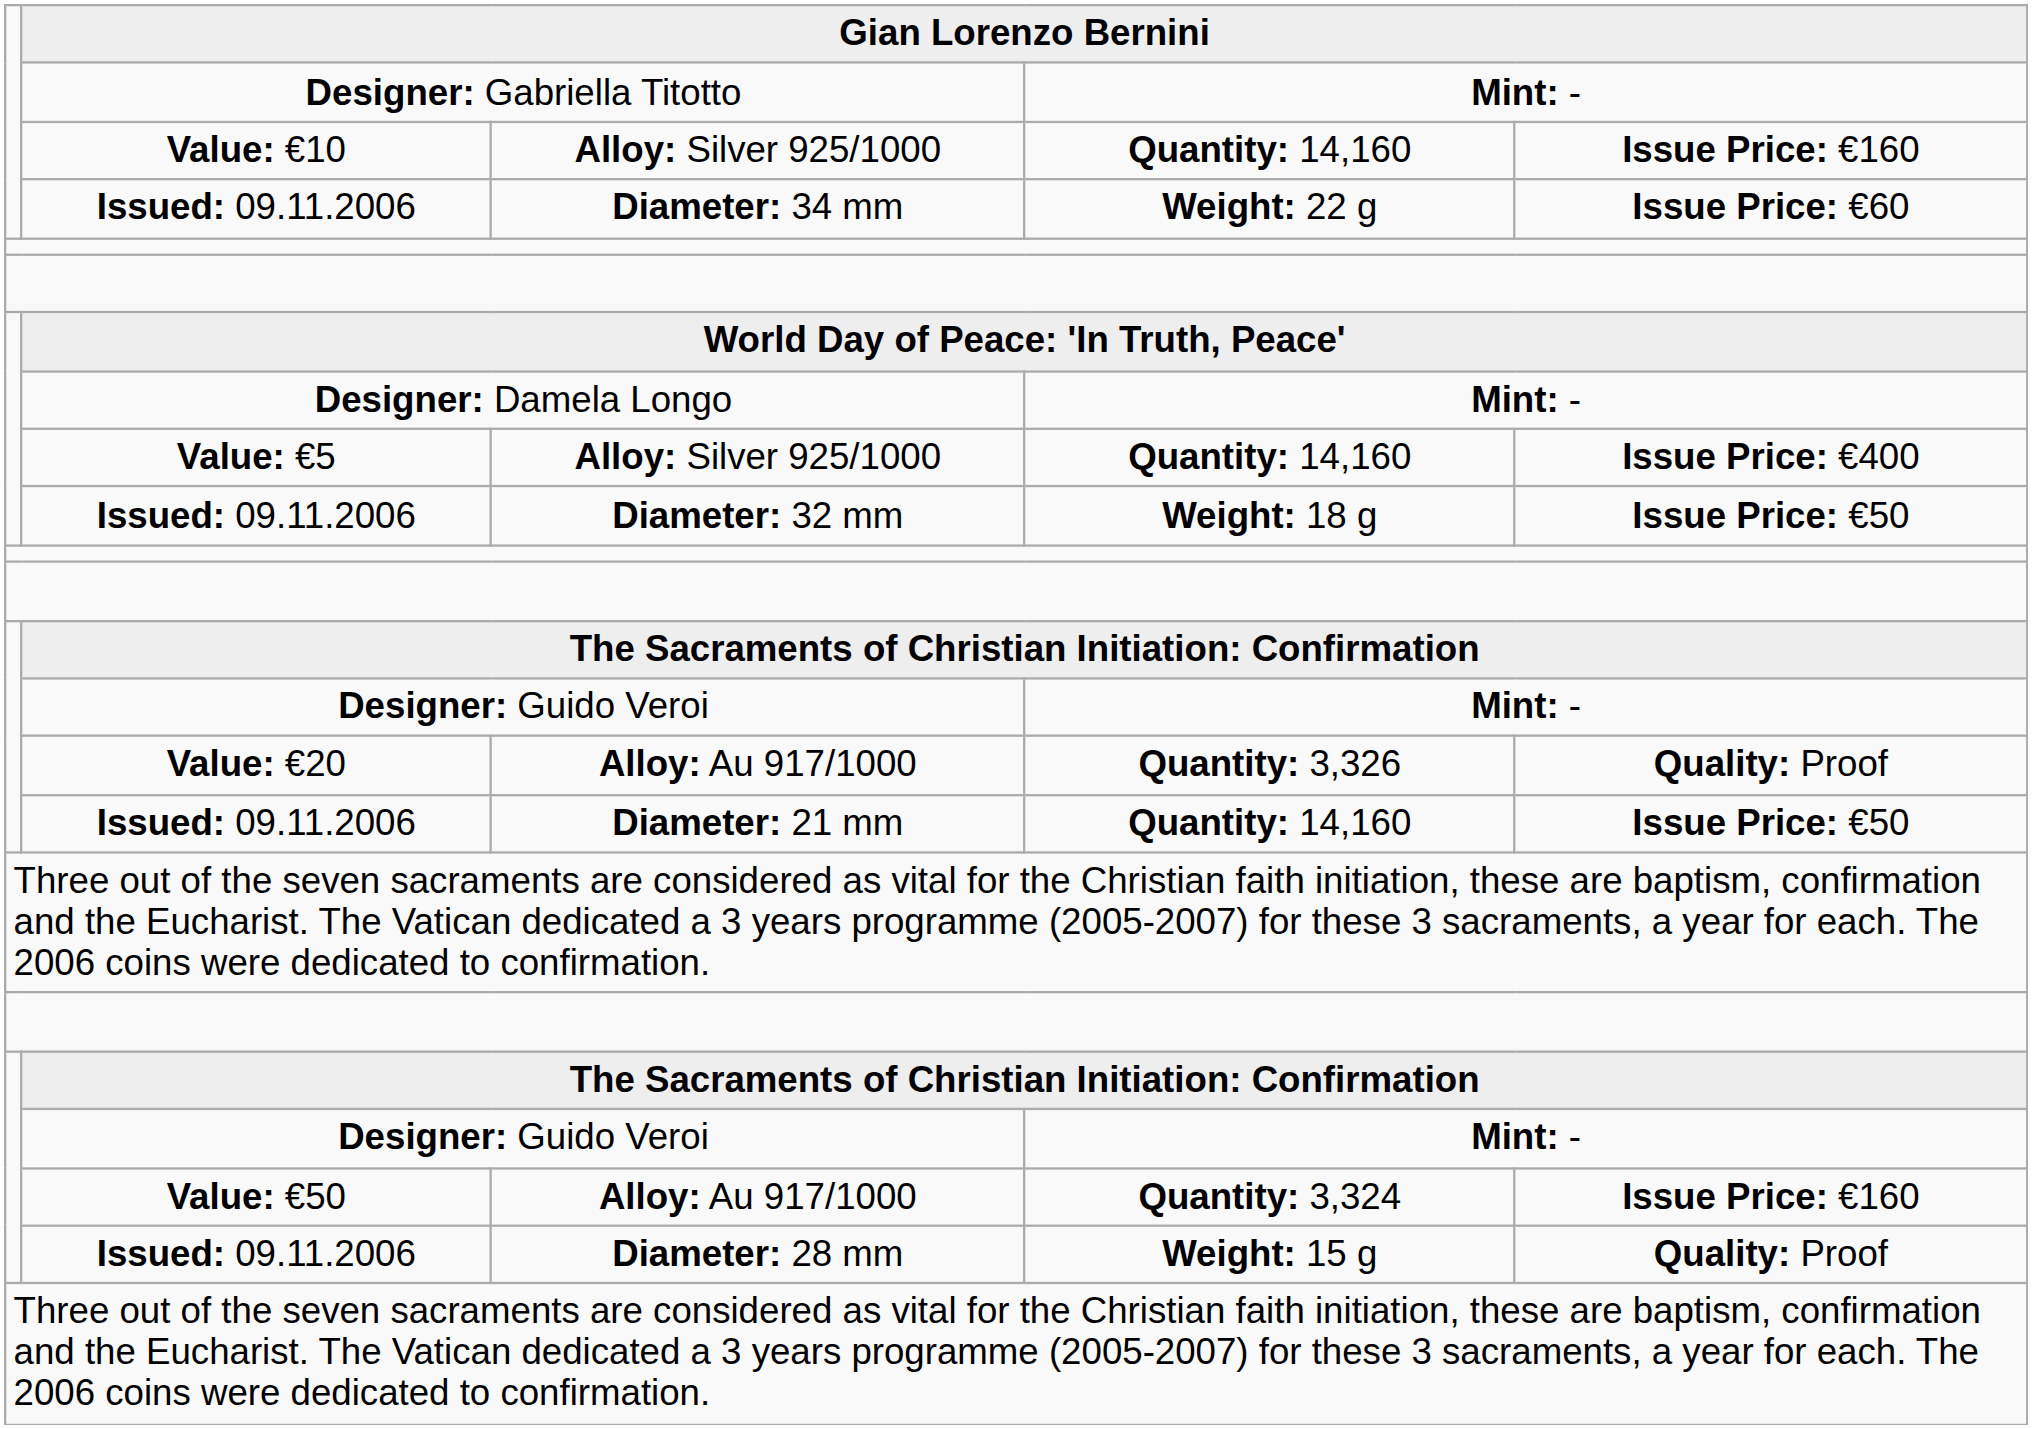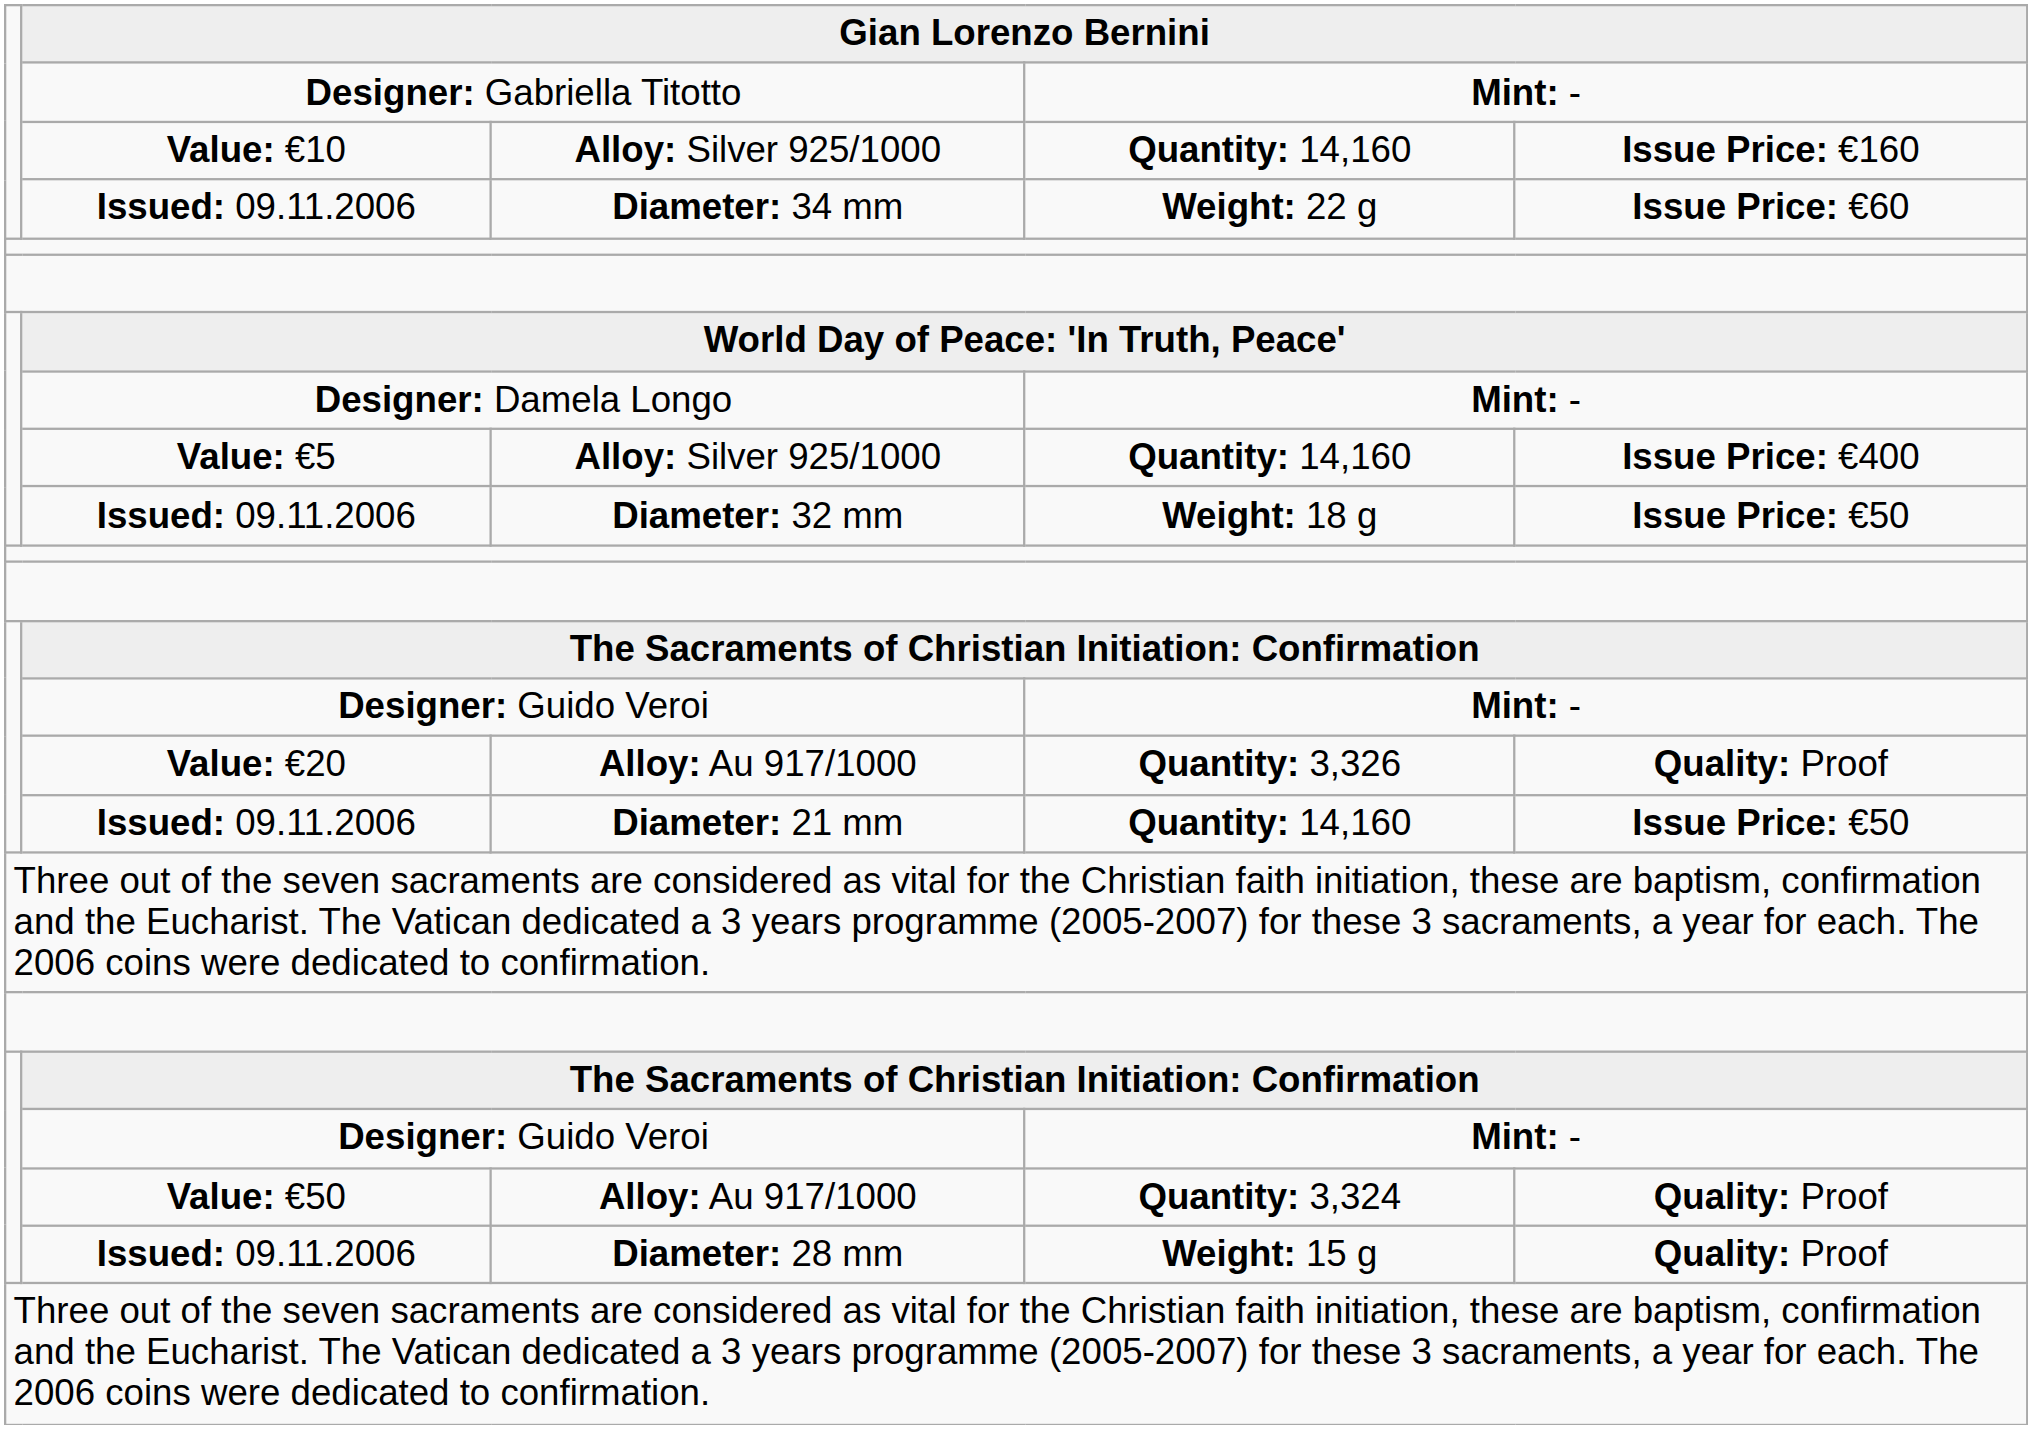(1771, 1195) Issue Price: €160 -> (1771, 1195) Quality: Proof
